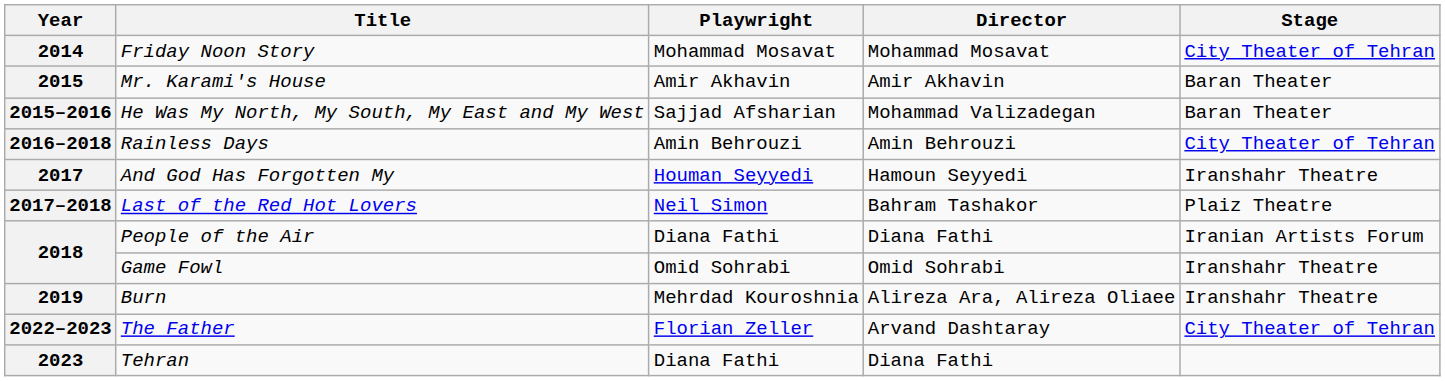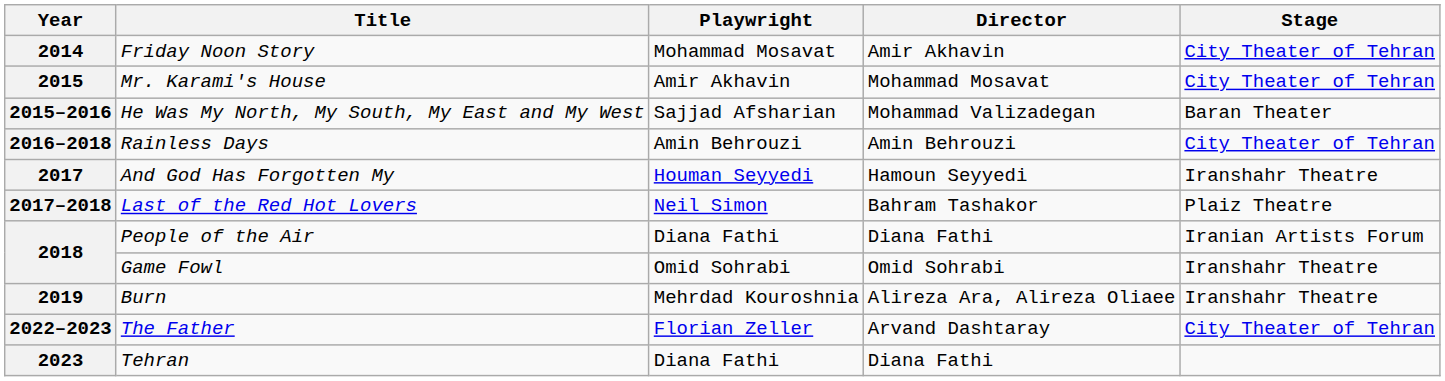(959, 51) Mohammad Mosavat -> (936, 51) Amir Akhavin
(936, 82) Amir Akhavin -> (959, 82) Mohammad Mosavat
(1258, 82) Baran Theater -> (1310, 82) City Theater of Tehran
